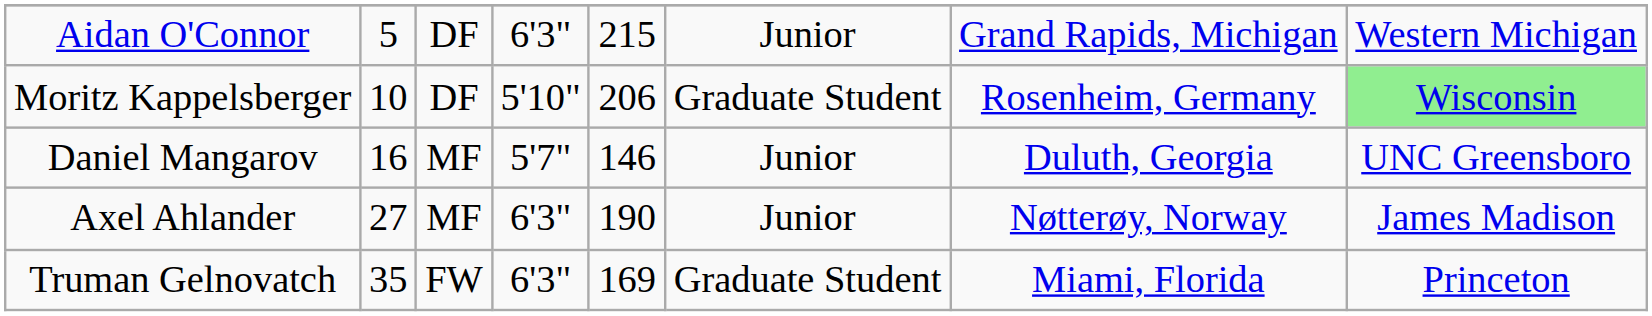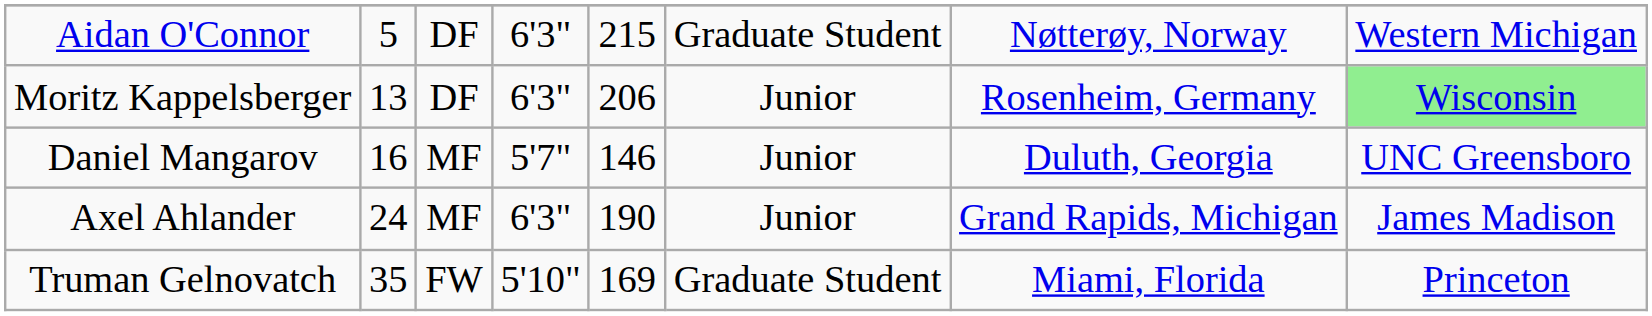(808, 34) Junior -> (808, 34) Graduate Student
(1148, 34) Grand Rapids, Michigan -> (1148, 34) Nøtterøy, Norway
(388, 95) 10 -> (388, 95) 13
(541, 95) 5'10" -> (541, 95) 6'3"
(808, 95) Graduate Student -> (808, 95) Junior
(388, 217) 27 -> (388, 217) 24
(1148, 217) Nøtterøy, Norway -> (1148, 217) Grand Rapids, Michigan
(541, 278) 6'3" -> (541, 278) 5'10"
